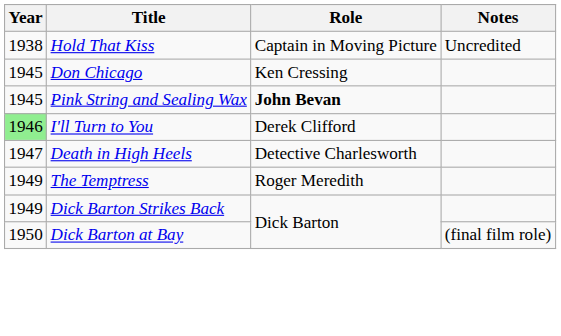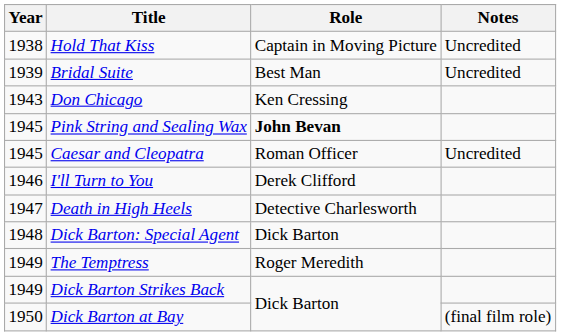+ row: (92, 72)
(26, 72) 1945 -> (26, 99) 1943
+ row: (127, 153)
(26, 126) lightgreen background -> (26, 180) no background
+ row: (145, 235)
